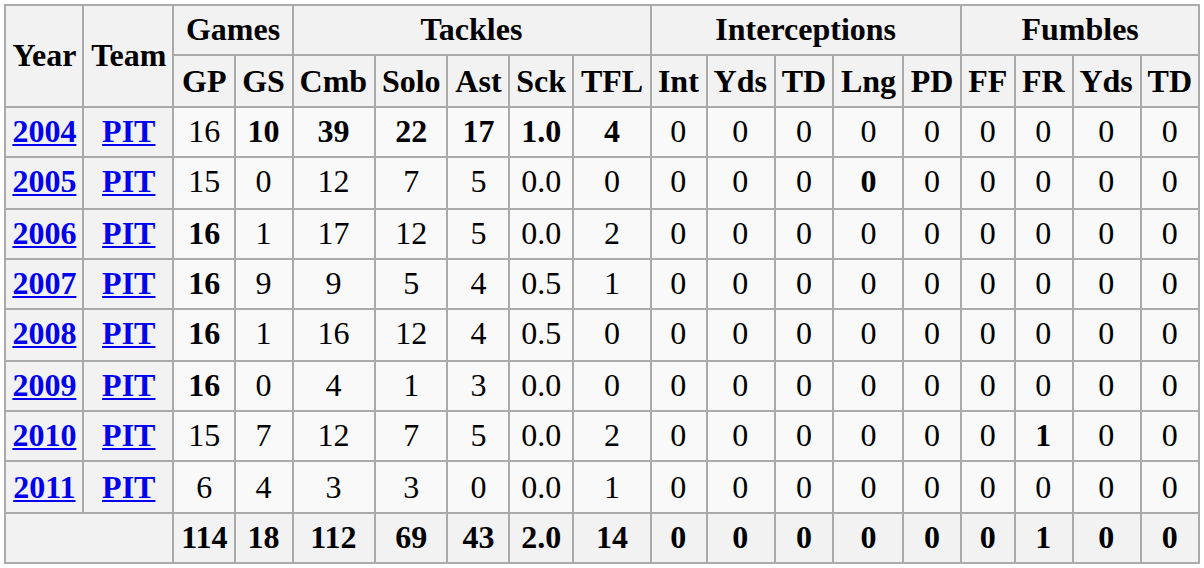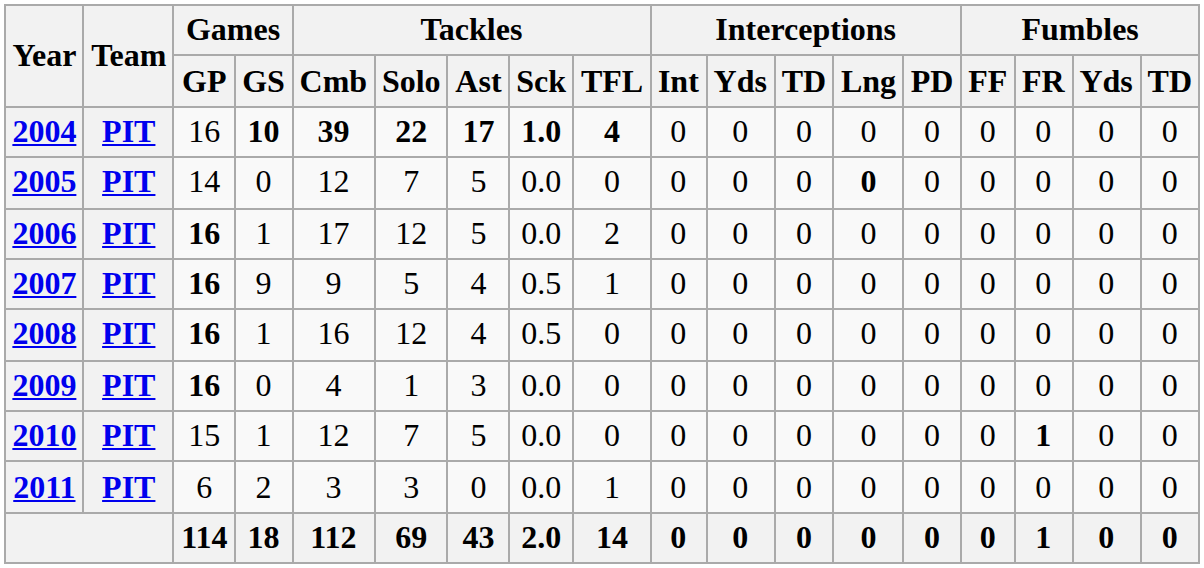(204, 182) 15 -> (204, 182) 14
(264, 435) 7 -> (264, 435) 1
(612, 435) 2 -> (612, 435) 0
(264, 486) 4 -> (264, 486) 2
